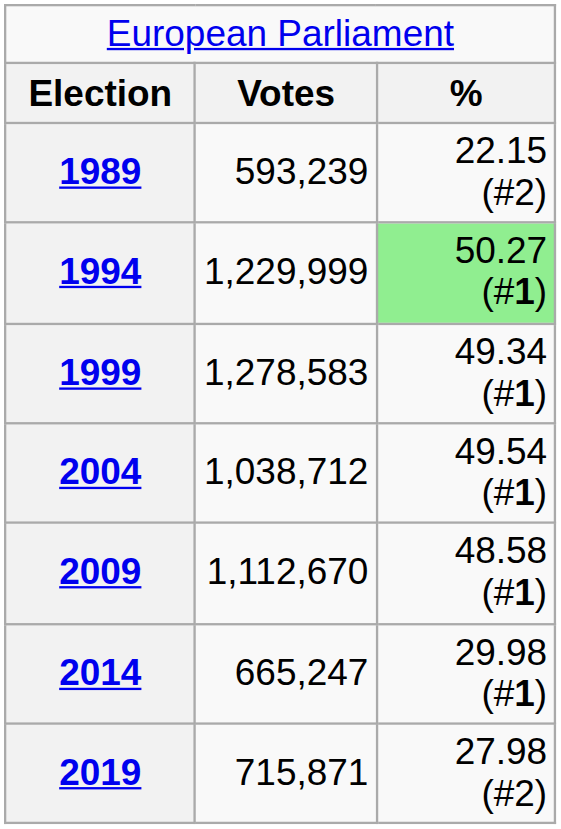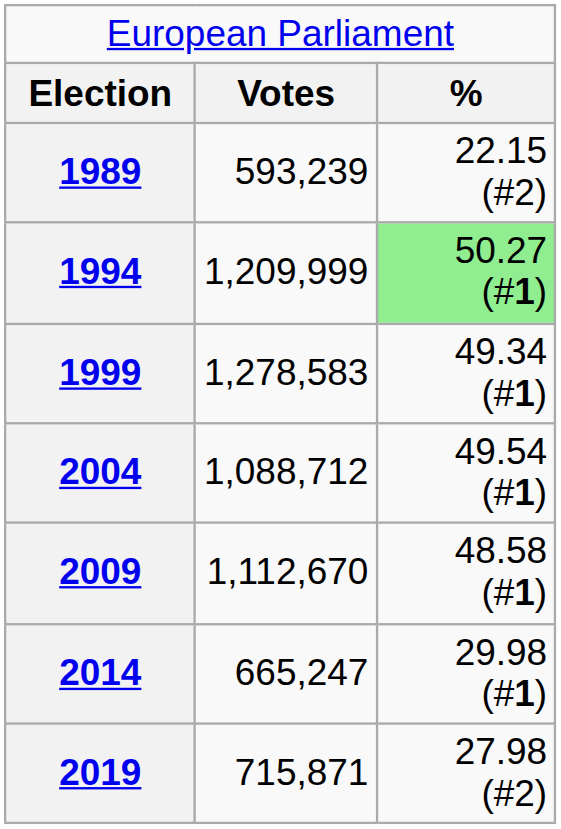(286, 272) 1,229,999 -> (286, 272) 1,209,999
(286, 472) 1,038,712 -> (286, 472) 1,088,712
